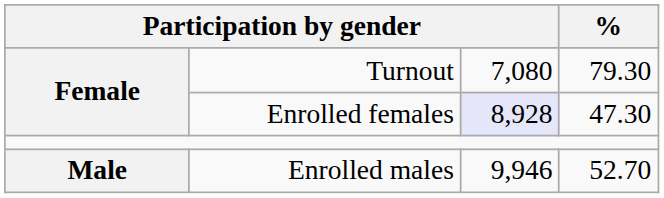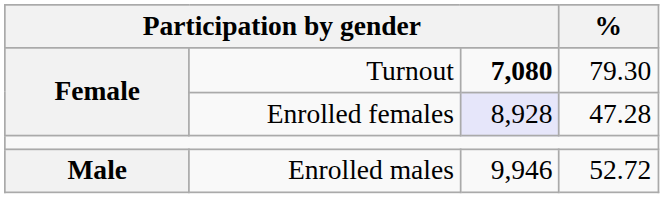(522, 69) normal -> (522, 69) bold
(620, 113) 47.30 -> (620, 113) 47.28
(620, 169) 52.70 -> (620, 169) 52.72
